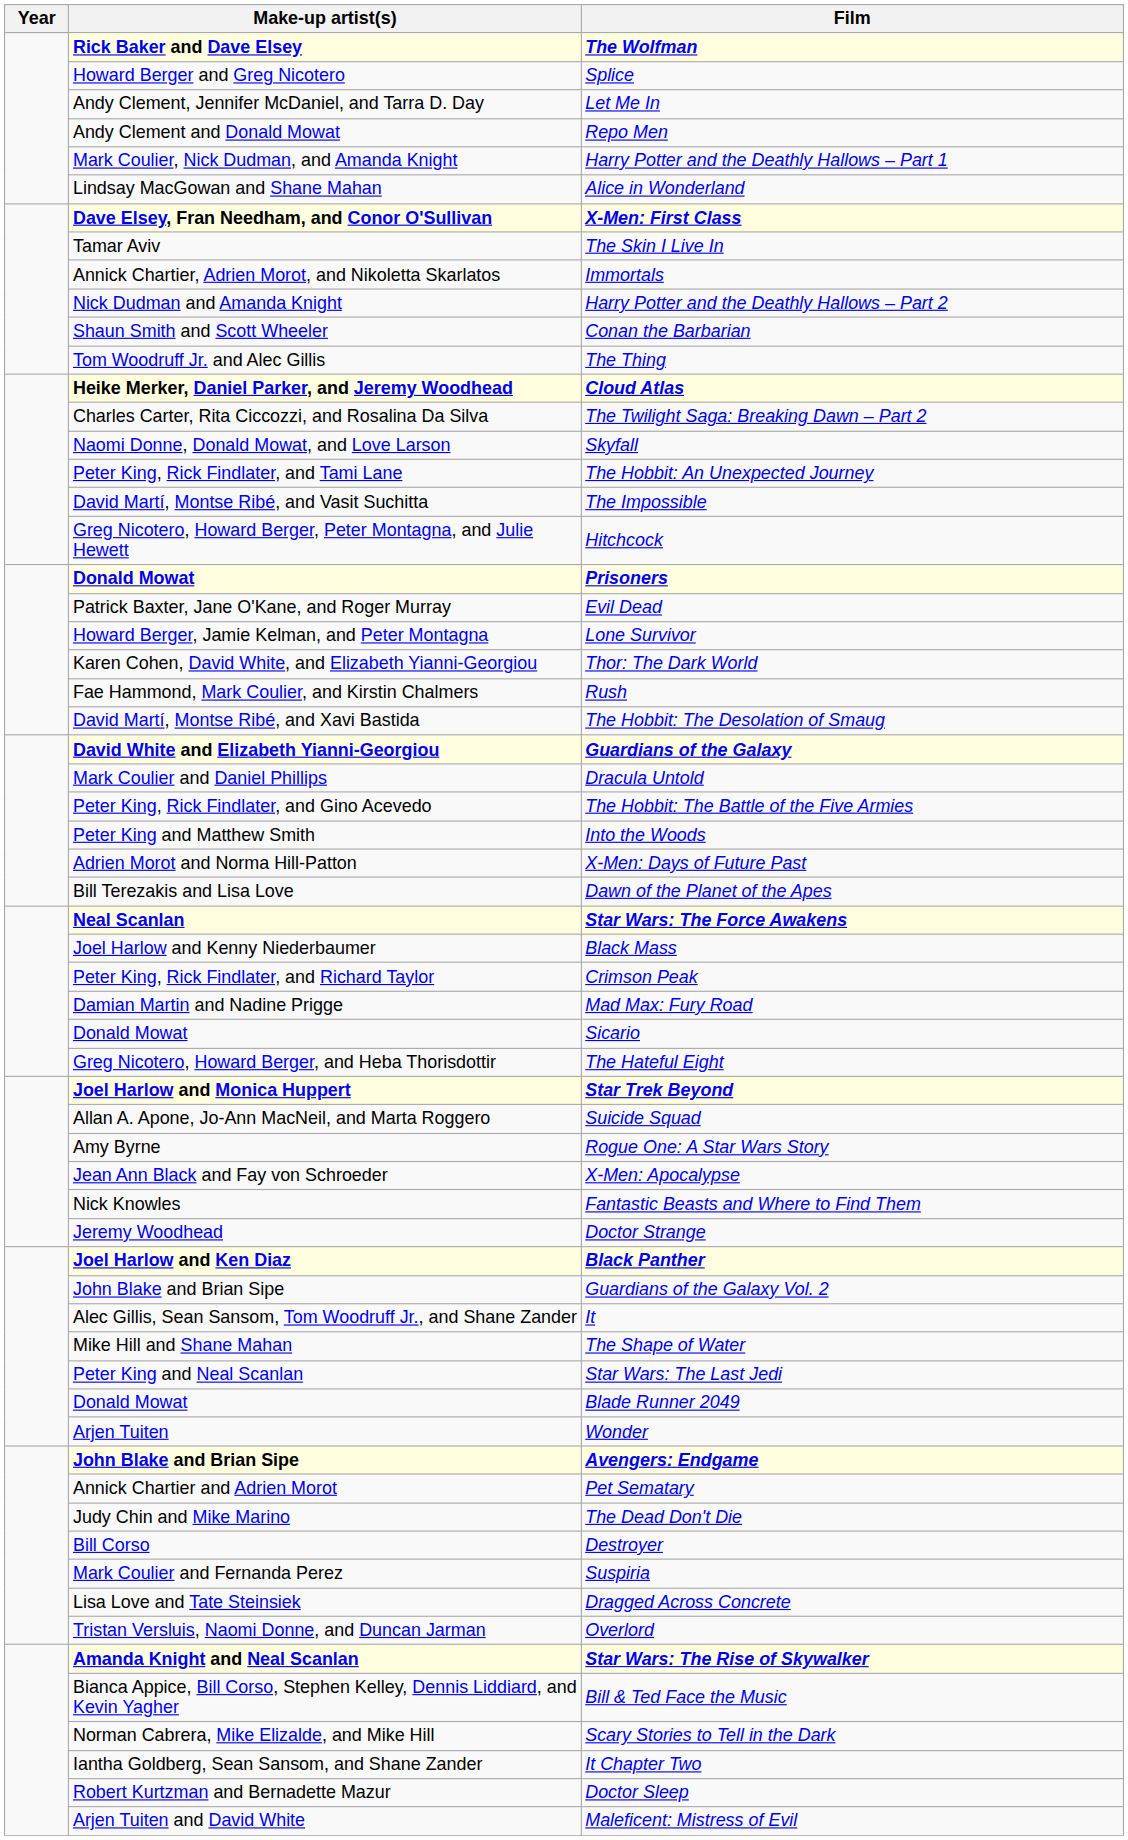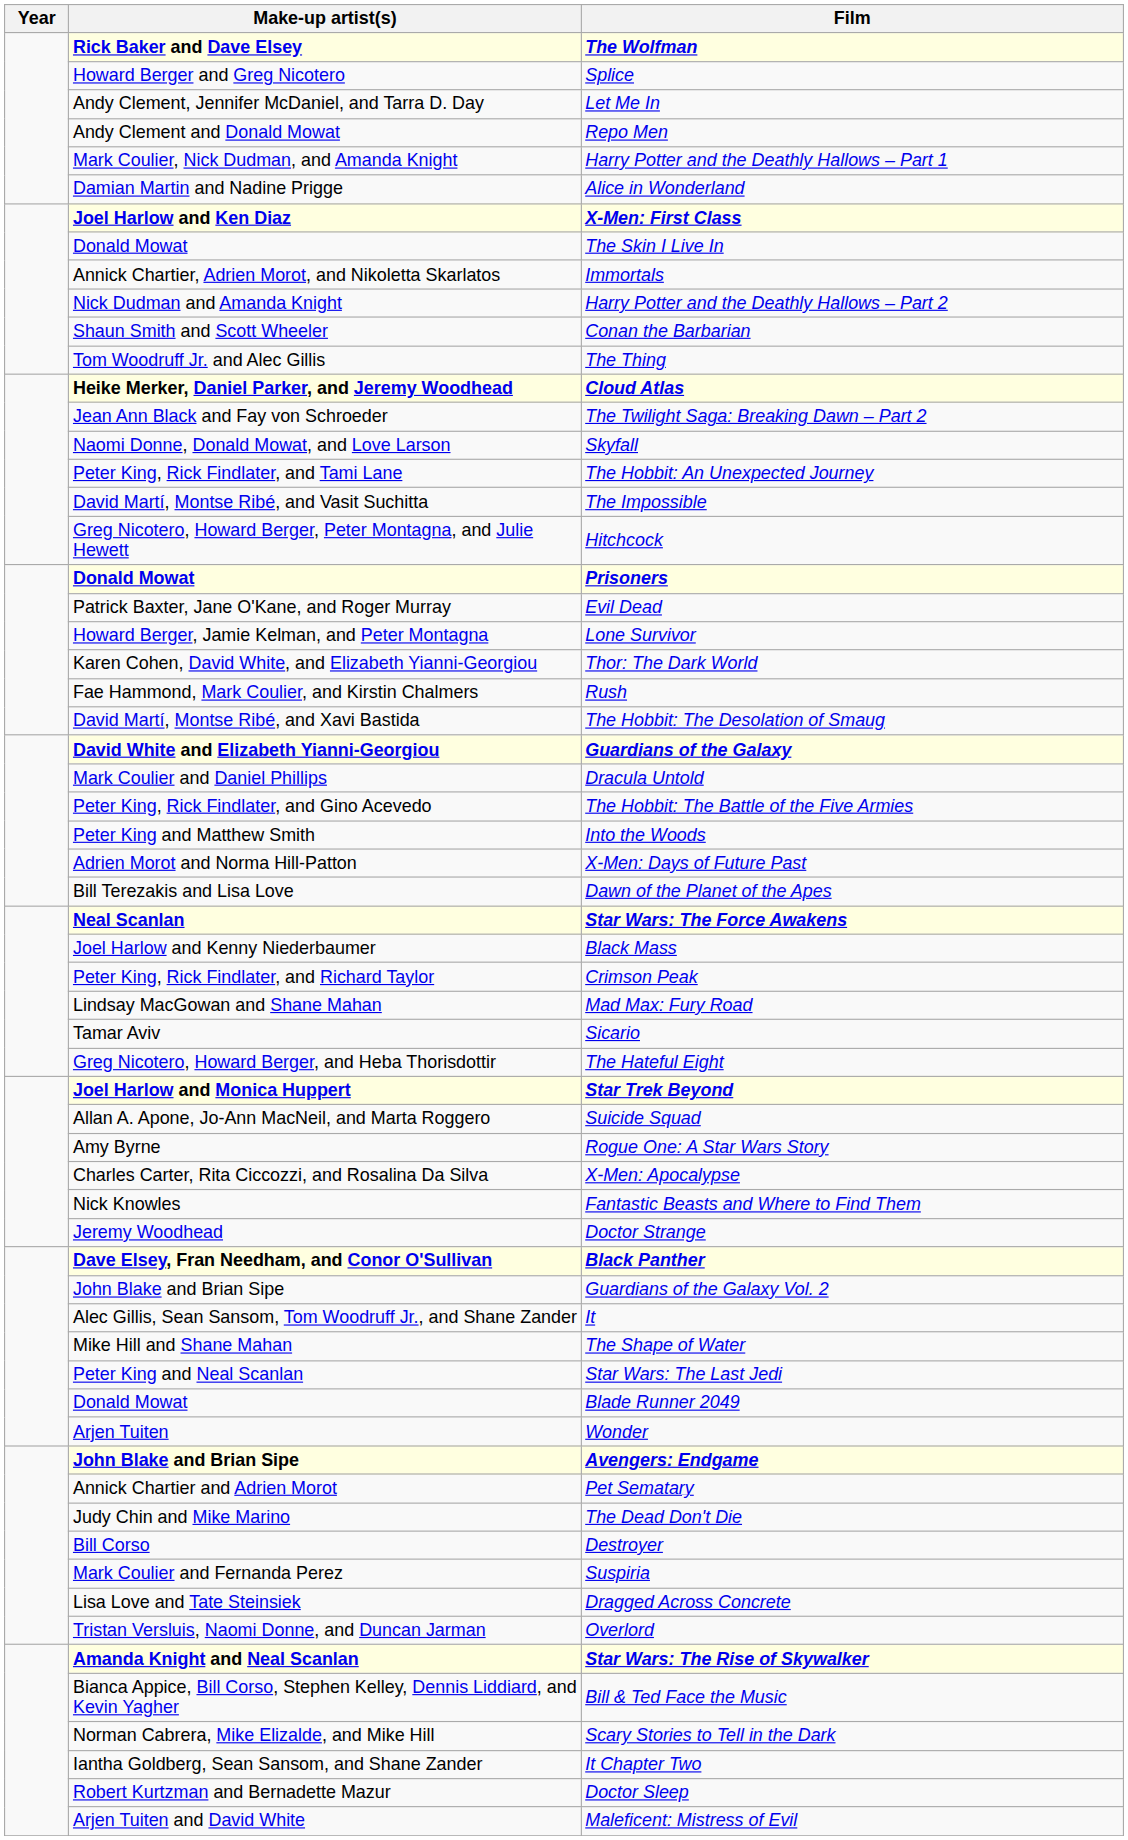(227, 189) Lindsay MacGowan and Shane Mahan -> (208, 189) Damian Martin and Nadine Prigge
(283, 217) Dave Elsey, Fran Needham, and Conor O'Sullivan -> (182, 217) Joel Harlow and Ken Diaz
(117, 246) Tamar Aviv -> (130, 246) Donald Mowat
(281, 416) Charles Carter, Rita Ciccozzi, and Rosalina Da Silva -> (230, 416) Jean Ann Black and Fay von Schroeder
(208, 1005) Damian Martin and Nadine Prigge -> (227, 1005) Lindsay MacGowan and Shane Mahan
(130, 1033) Donald Mowat -> (117, 1033) Tamar Aviv
(230, 1175) Jean Ann Black and Fay von Schroeder -> (281, 1175) Charles Carter, Rita Ciccozzi, and Rosalina Da Silva
(182, 1260) Joel Harlow and Ken Diaz -> (283, 1260) Dave Elsey, Fran Needham, and Conor O'Sullivan
